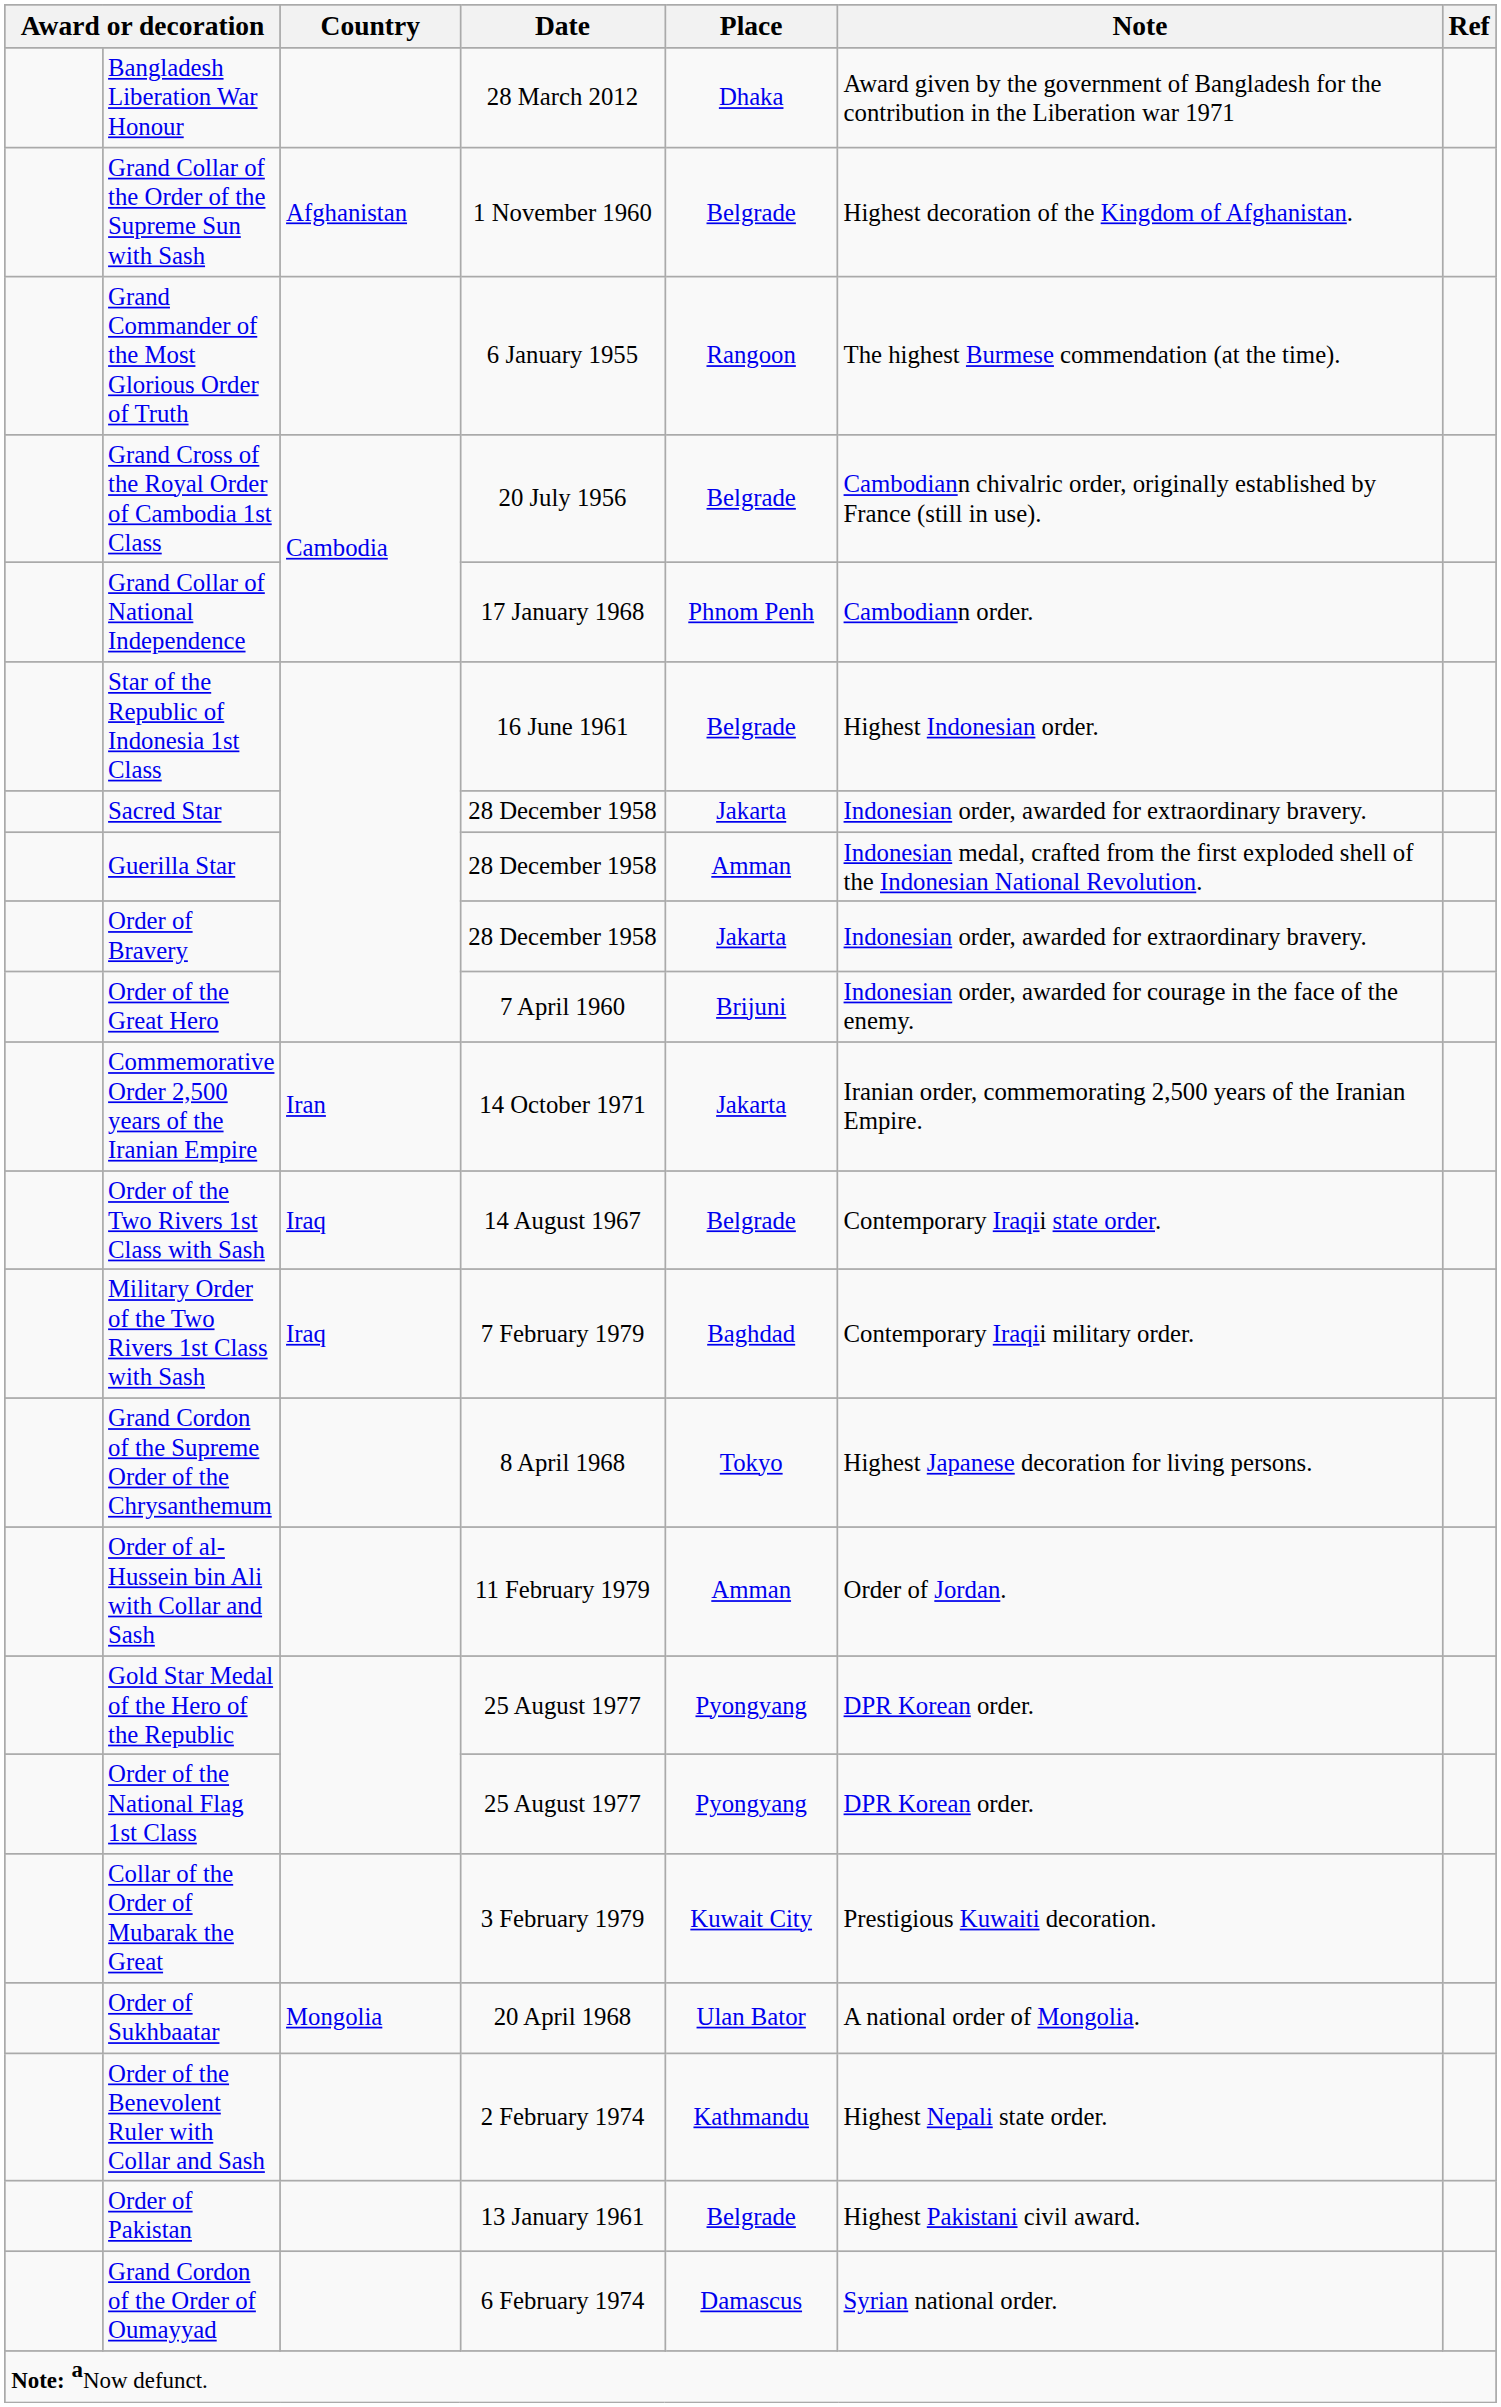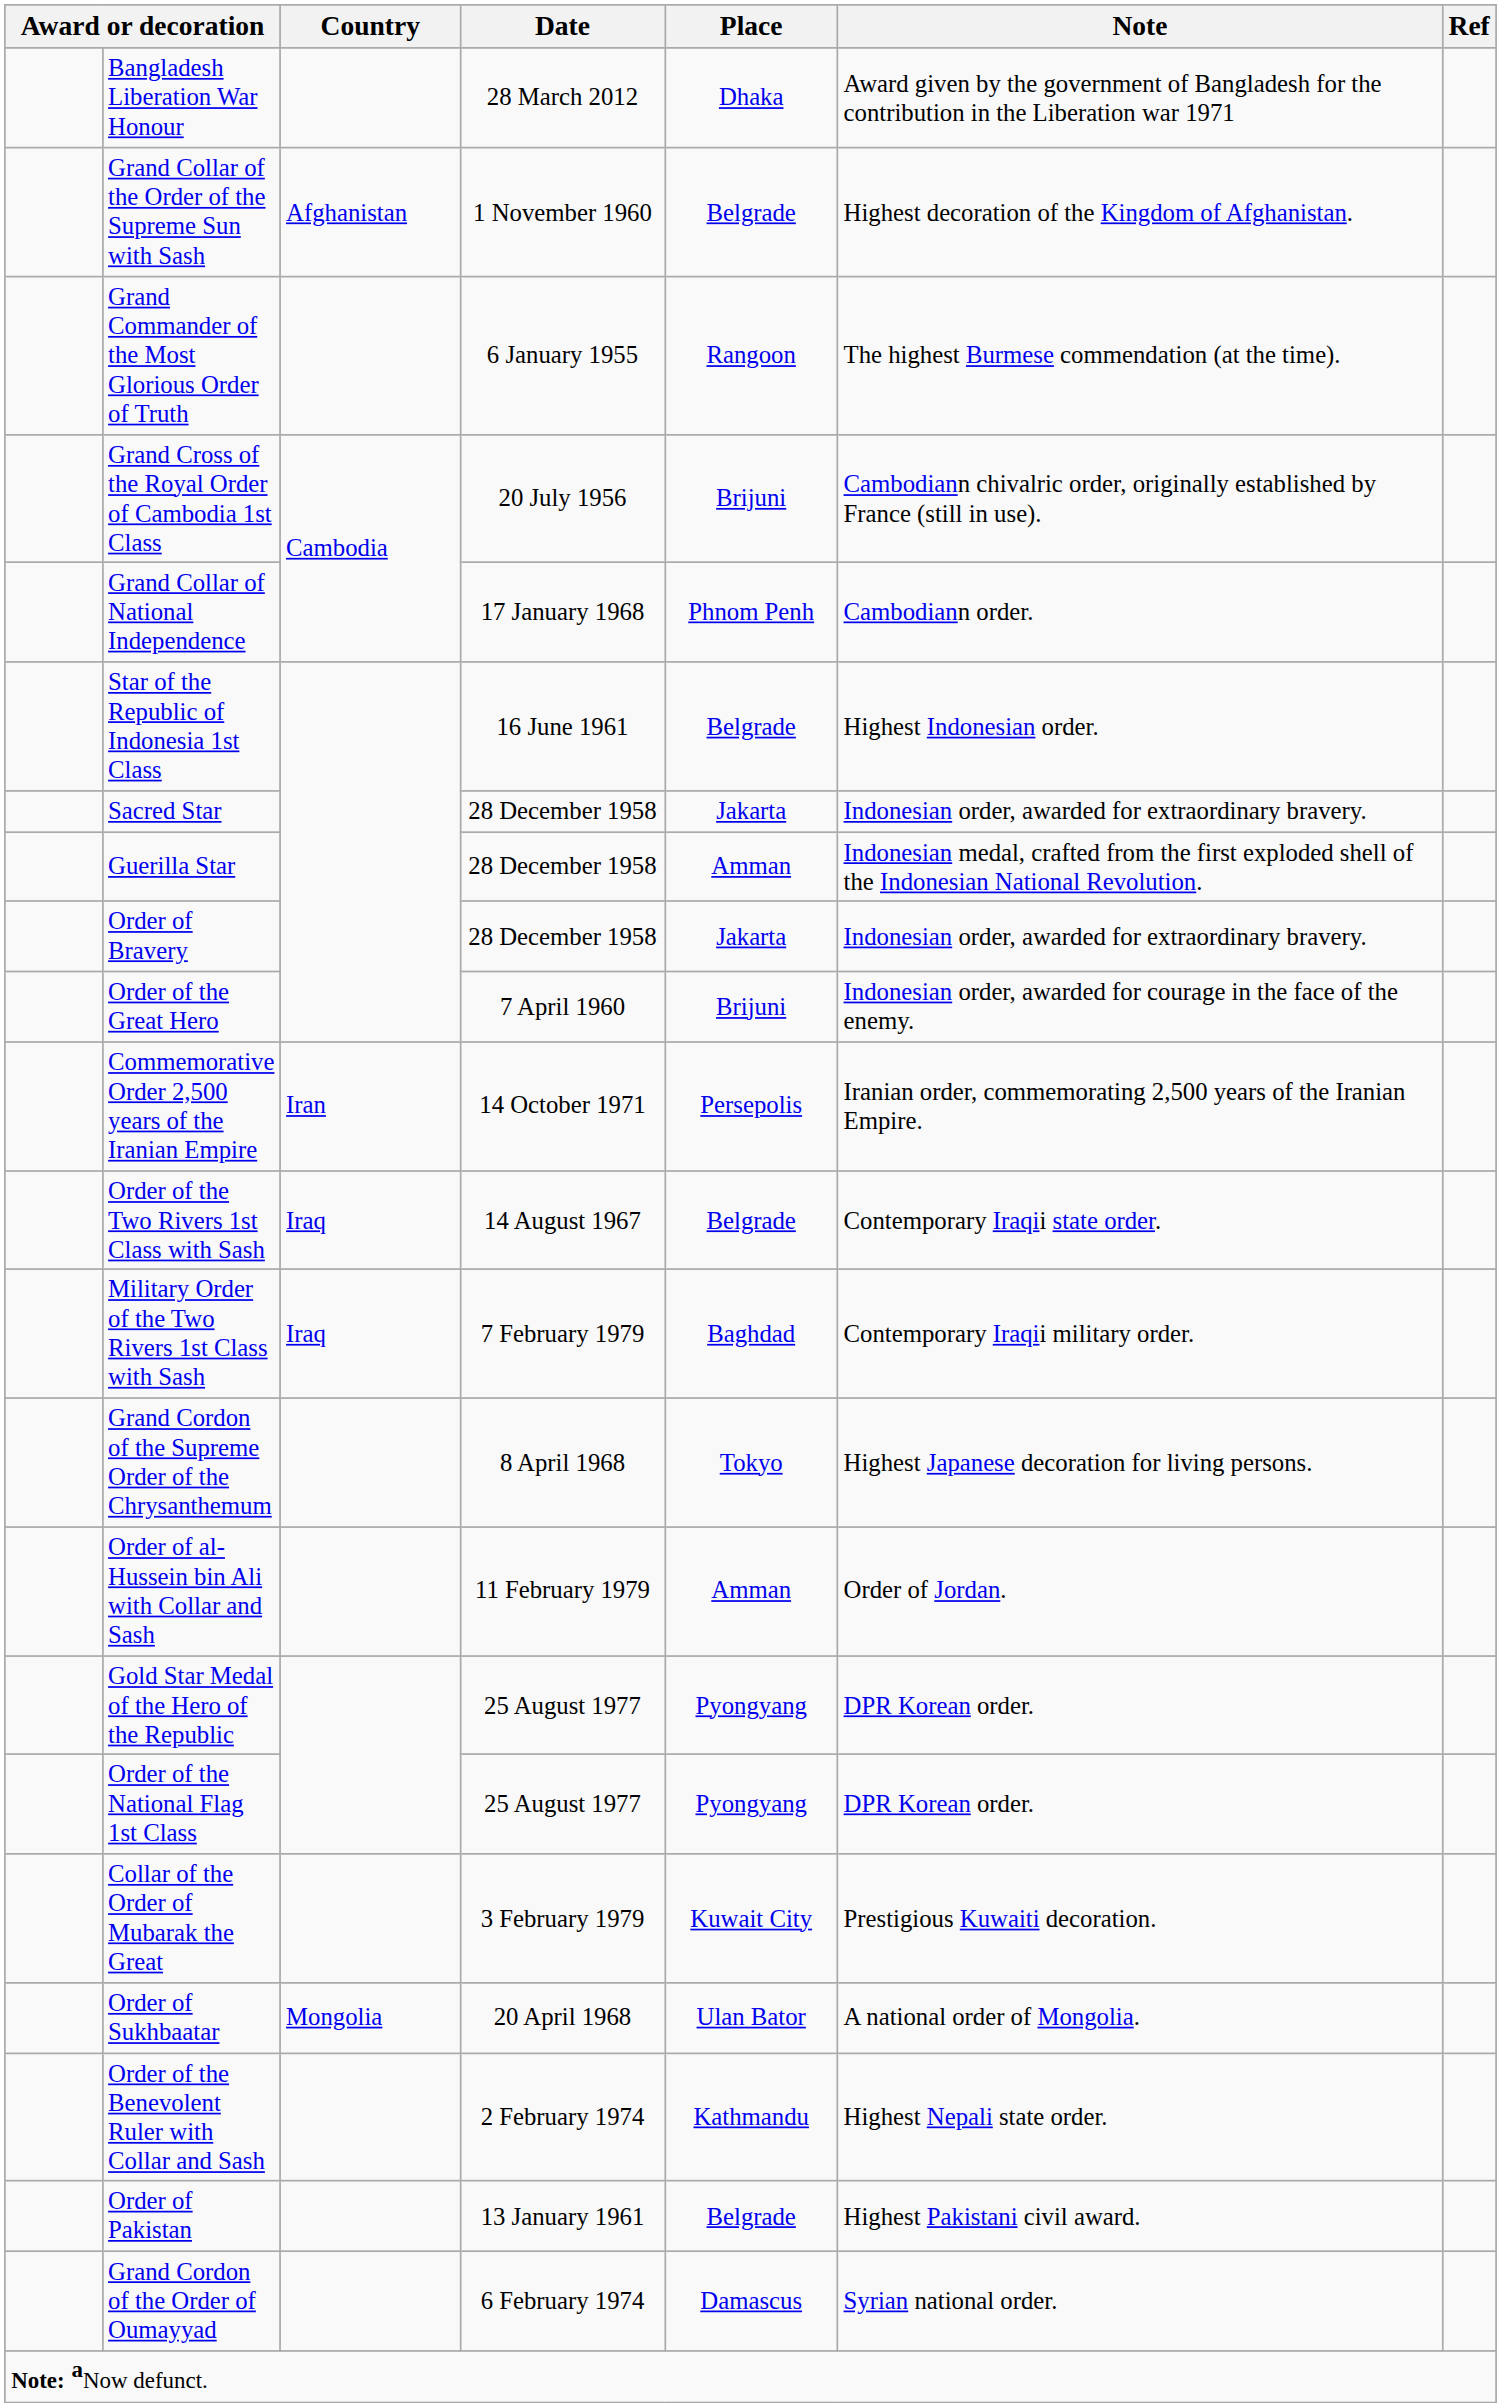(751, 498) Belgrade -> (751, 498) Brijuni
(751, 1105) Jakarta -> (751, 1105) Persepolis
